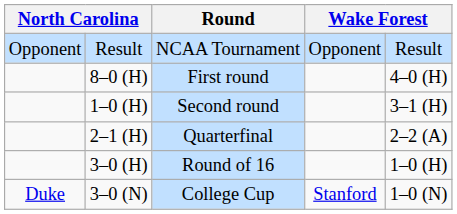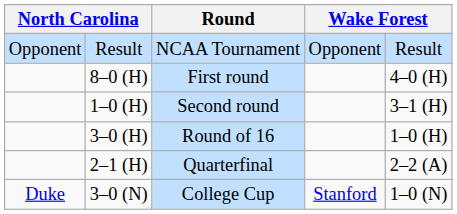rows swapped: (228, 164) <-> (228, 135)
